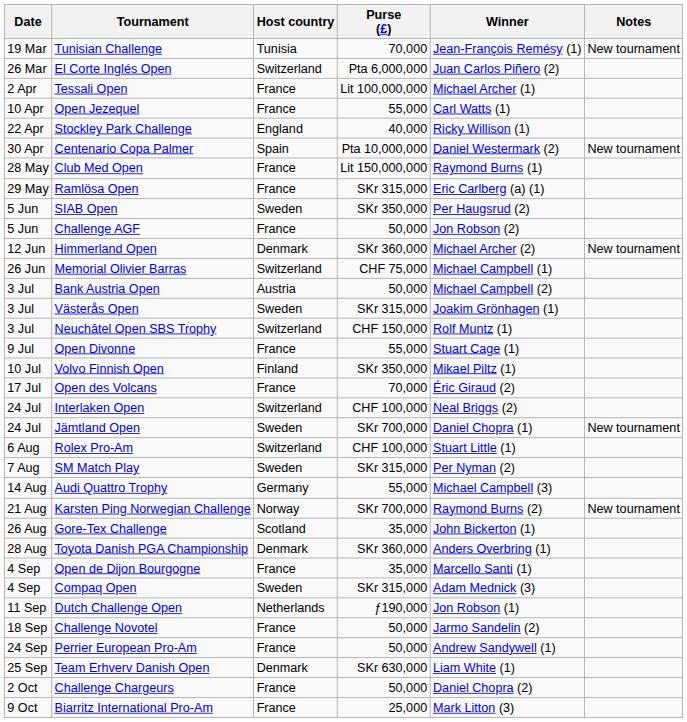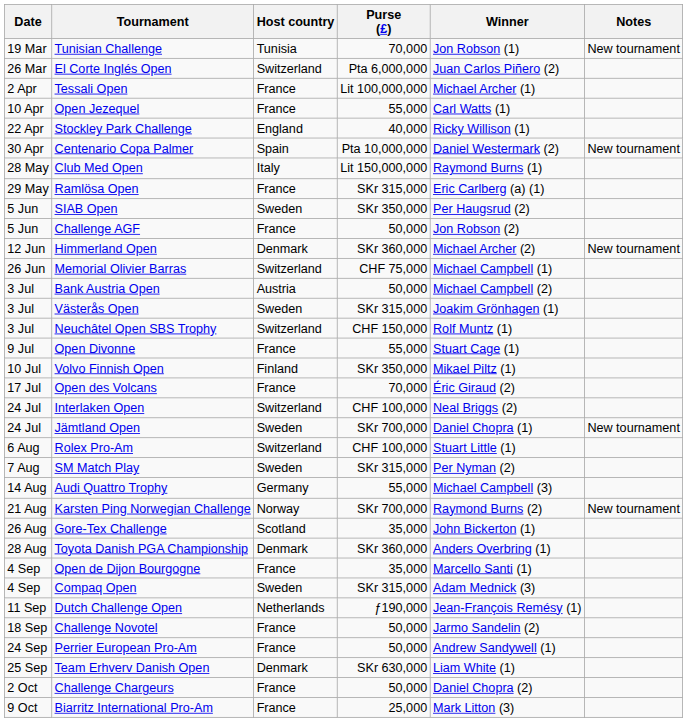(507, 49) Jean-François Remésy (1) -> (476, 49) Jon Robson (1)
(276, 169) France -> (268, 169) Italy
(476, 608) Jon Robson (1) -> (507, 608) Jean-François Remésy (1)
